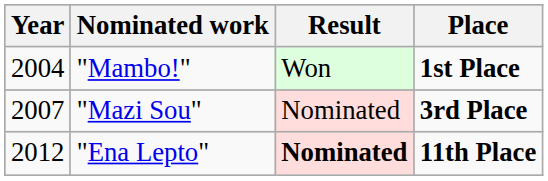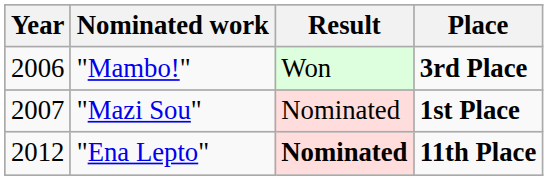(38, 68) 2004 -> (38, 68) 2006
(470, 68) 1st Place -> (474, 68) 3rd Place
(474, 110) 3rd Place -> (470, 110) 1st Place
